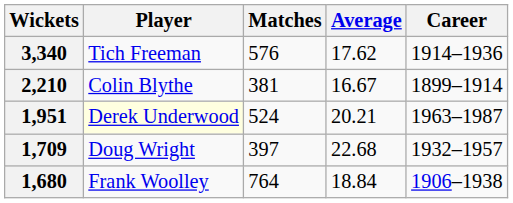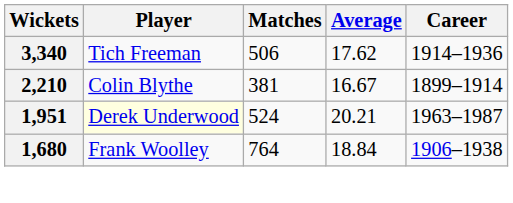(264, 52) 576 -> (264, 52) 506
- row: (44, 149)
